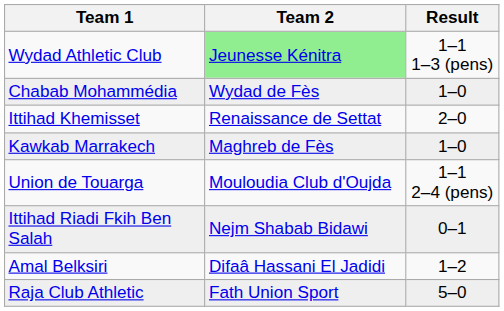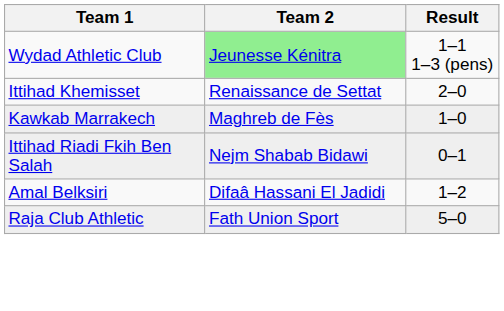- row: (93, 91)
- row: (76, 182)
